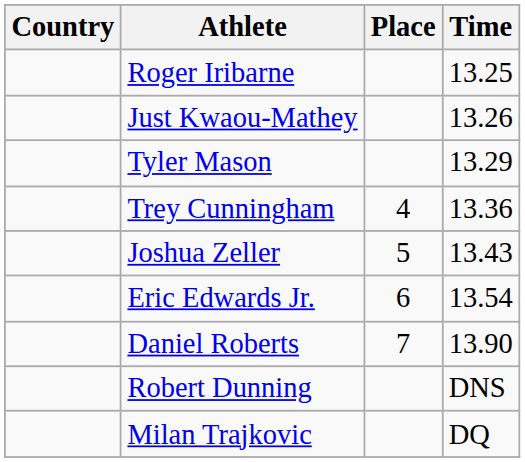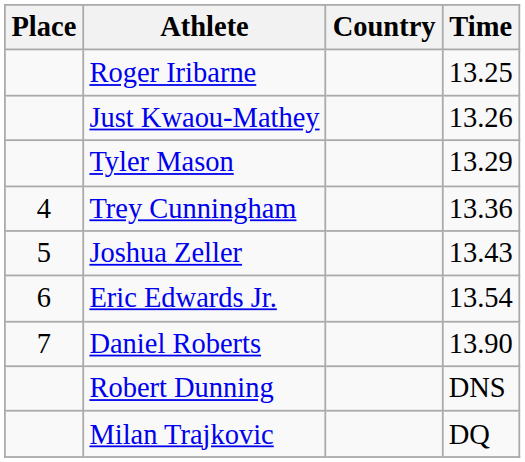columns swapped: (403, 27) <-> (63, 27)
